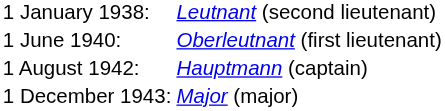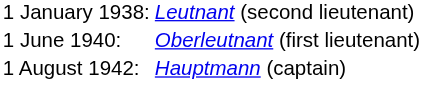- row: (87, 96)
